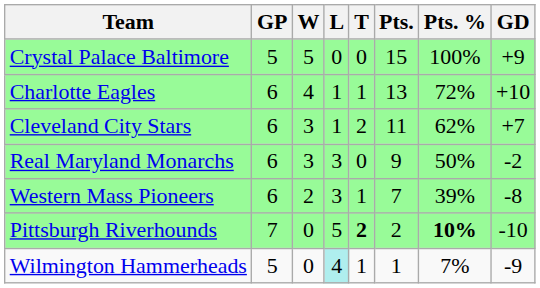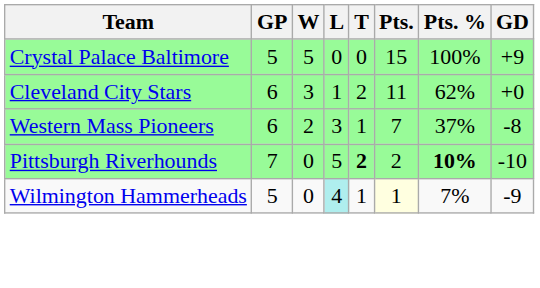- row: (82, 91)
(513, 126) +7 -> (512, 91) +0
- row: (122, 160)
(455, 195) 39% -> (455, 126) 37%
(396, 265) no background -> (396, 195) lightyellow background
